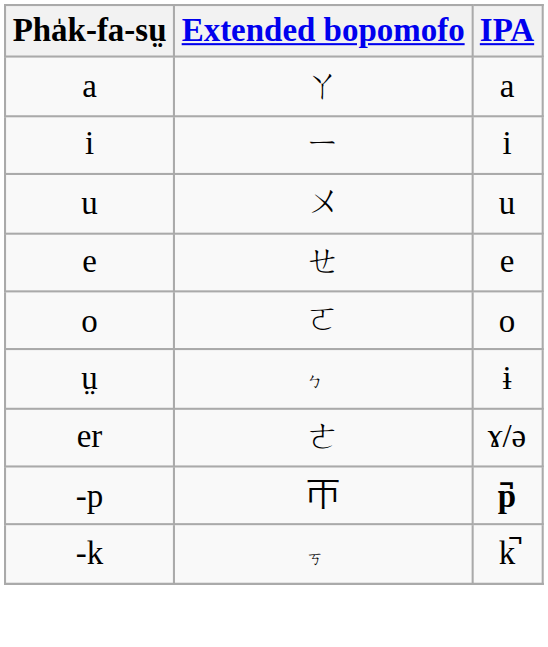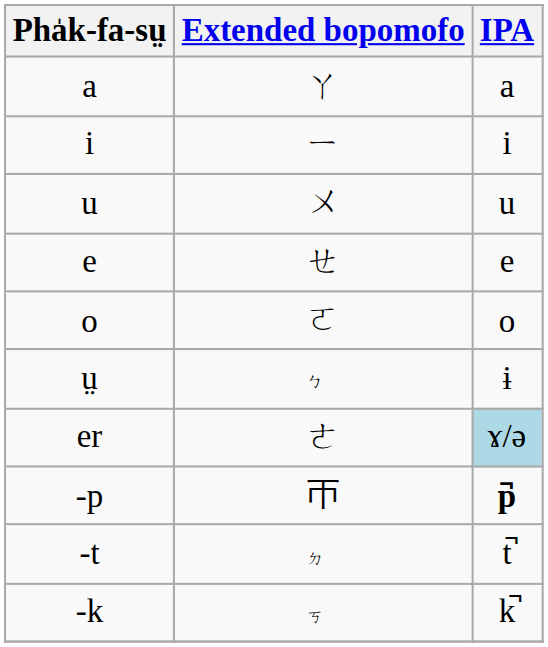(507, 436) no background -> (507, 436) lightblue background
+ row: (90, 553)
